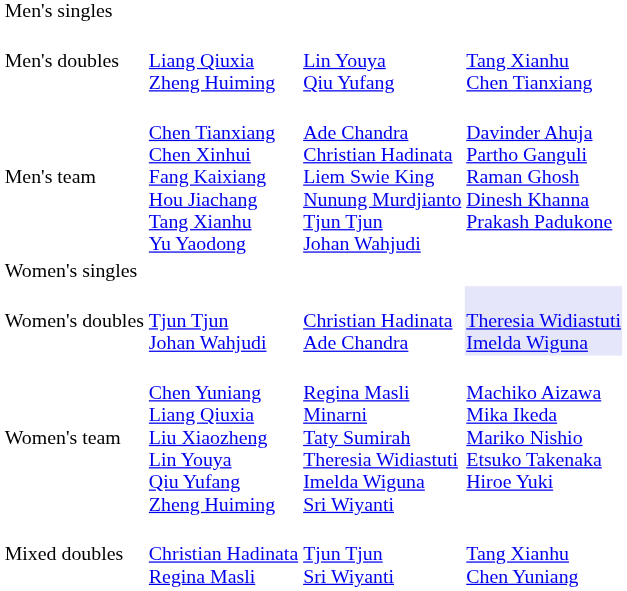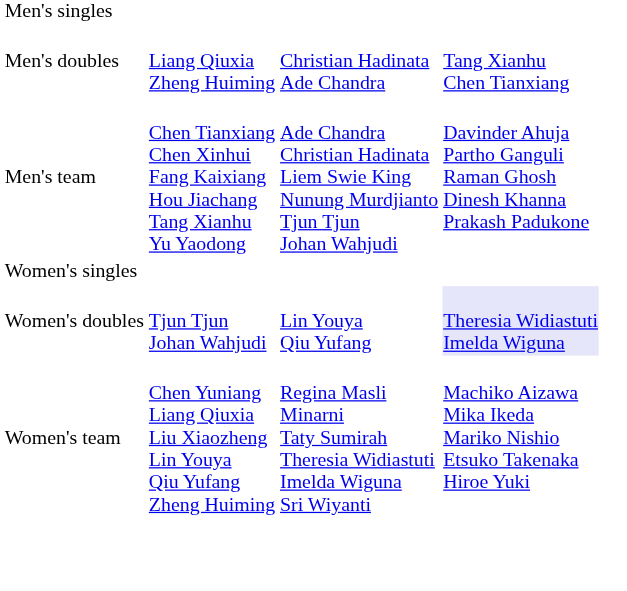(349, 71) Lin Youya Qiu Yufang -> (355, 71) Christian Hadinata Ade Chandra
(378, 331) Christian Hadinata Ade Chandra -> (326, 331) Lin Youya Qiu Yufang
- row: (64, 553)
